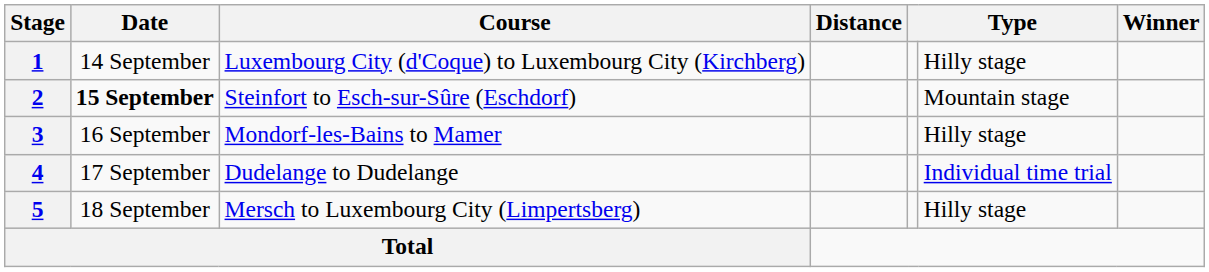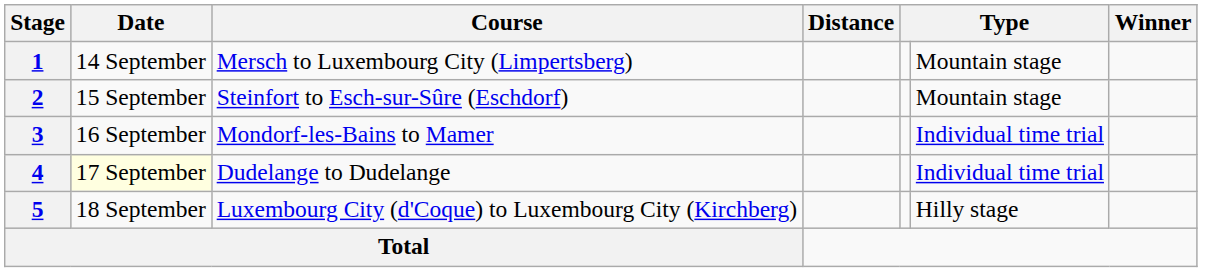(515, 60) Luxembourg City (d'Coque) to Luxembourg City (Kirchberg) -> (425, 60) Mersch to Luxembourg City (Limpertsberg)
(975, 60) Hilly stage -> (989, 60) Mountain stage
(145, 97) bold -> (141, 97) normal
(975, 135) Hilly stage -> (1010, 135) Individual time trial
(145, 172) no background -> (141, 172) lightyellow background
(432, 209) Mersch to Luxembourg City (Limpertsberg) -> (507, 209) Luxembourg City (d'Coque) to Luxembourg City (Kirchberg)
